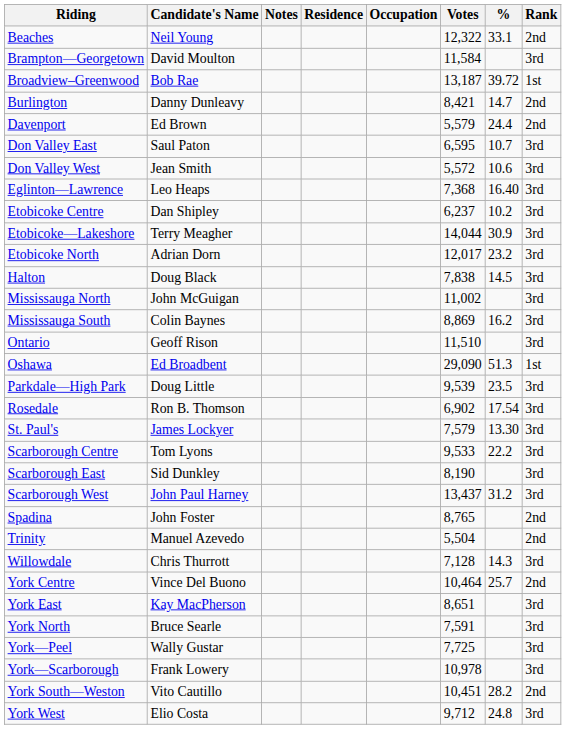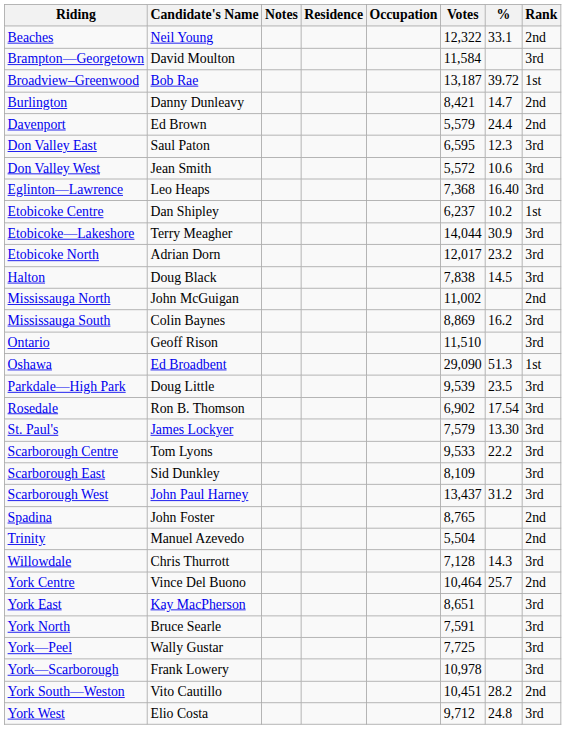(500, 146) 10.7 -> (500, 146) 12.3
(534, 211) 3rd -> (533, 211) 1st
(534, 299) 3rd -> (536, 299) 2nd
(459, 473) 8,190 -> (459, 473) 8,109
